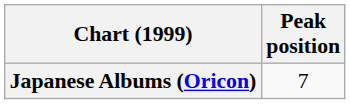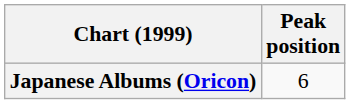(303, 80) 7 -> (303, 80) 6
